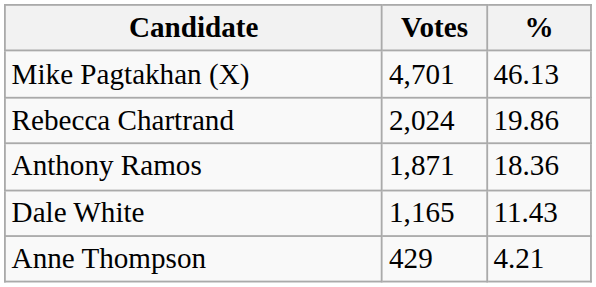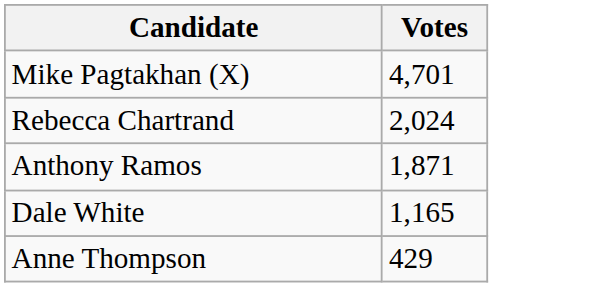- column: (539, 27)
